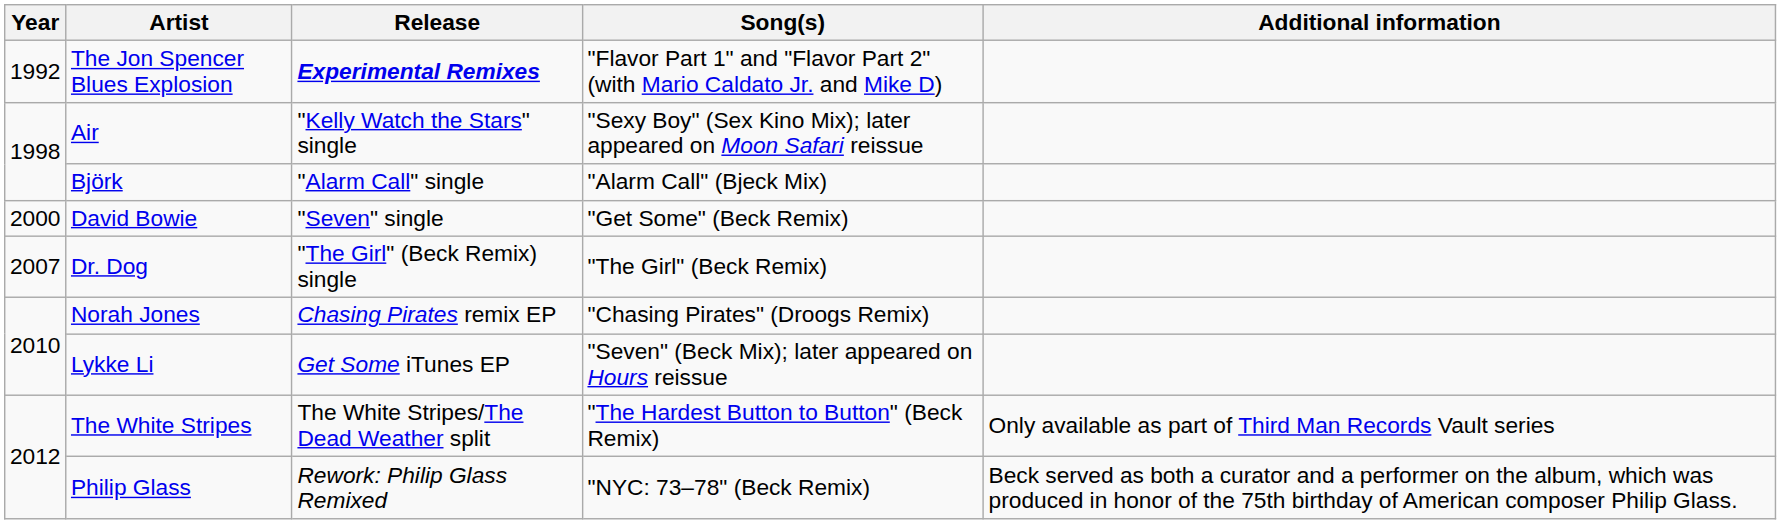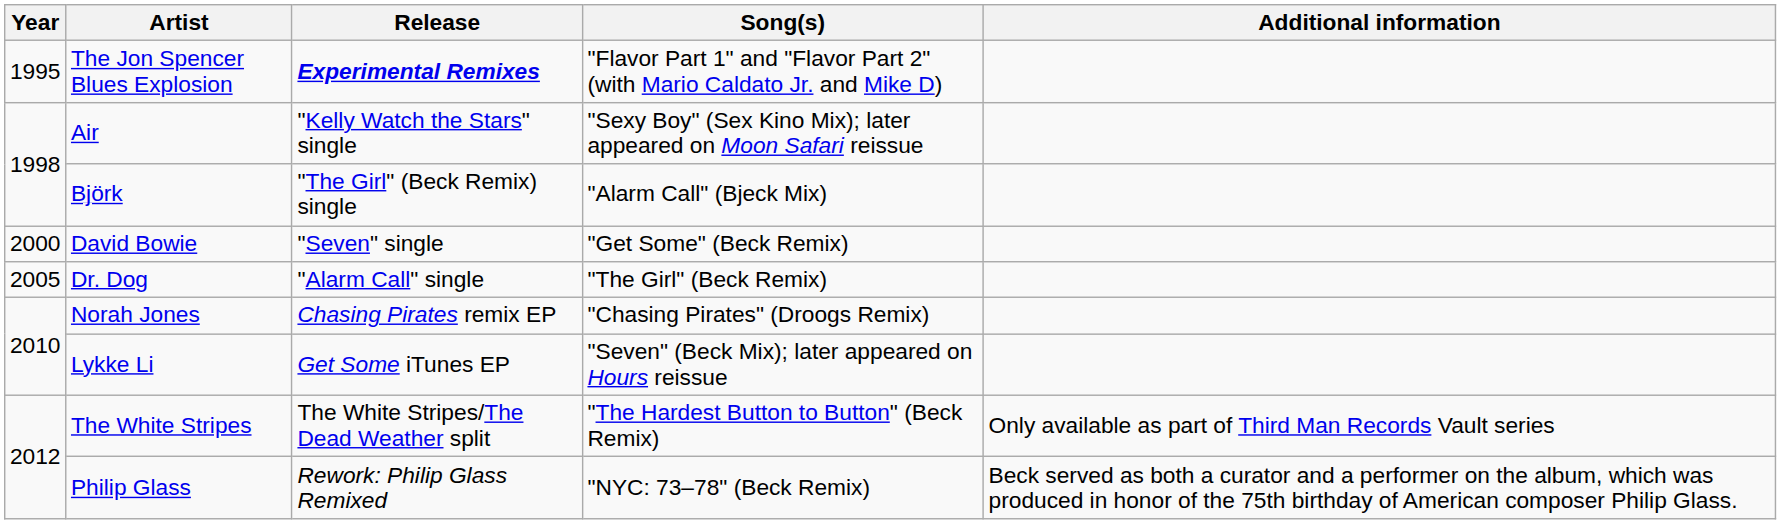(35, 71) 1992 -> (35, 71) 1995
(391, 181) "Alarm Call" single -> (417, 194) "The Girl" (Beck Remix) single
(35, 266) 2007 -> (35, 279) 2005
(417, 266) "The Girl" (Beck Remix) single -> (391, 279) "Alarm Call" single
